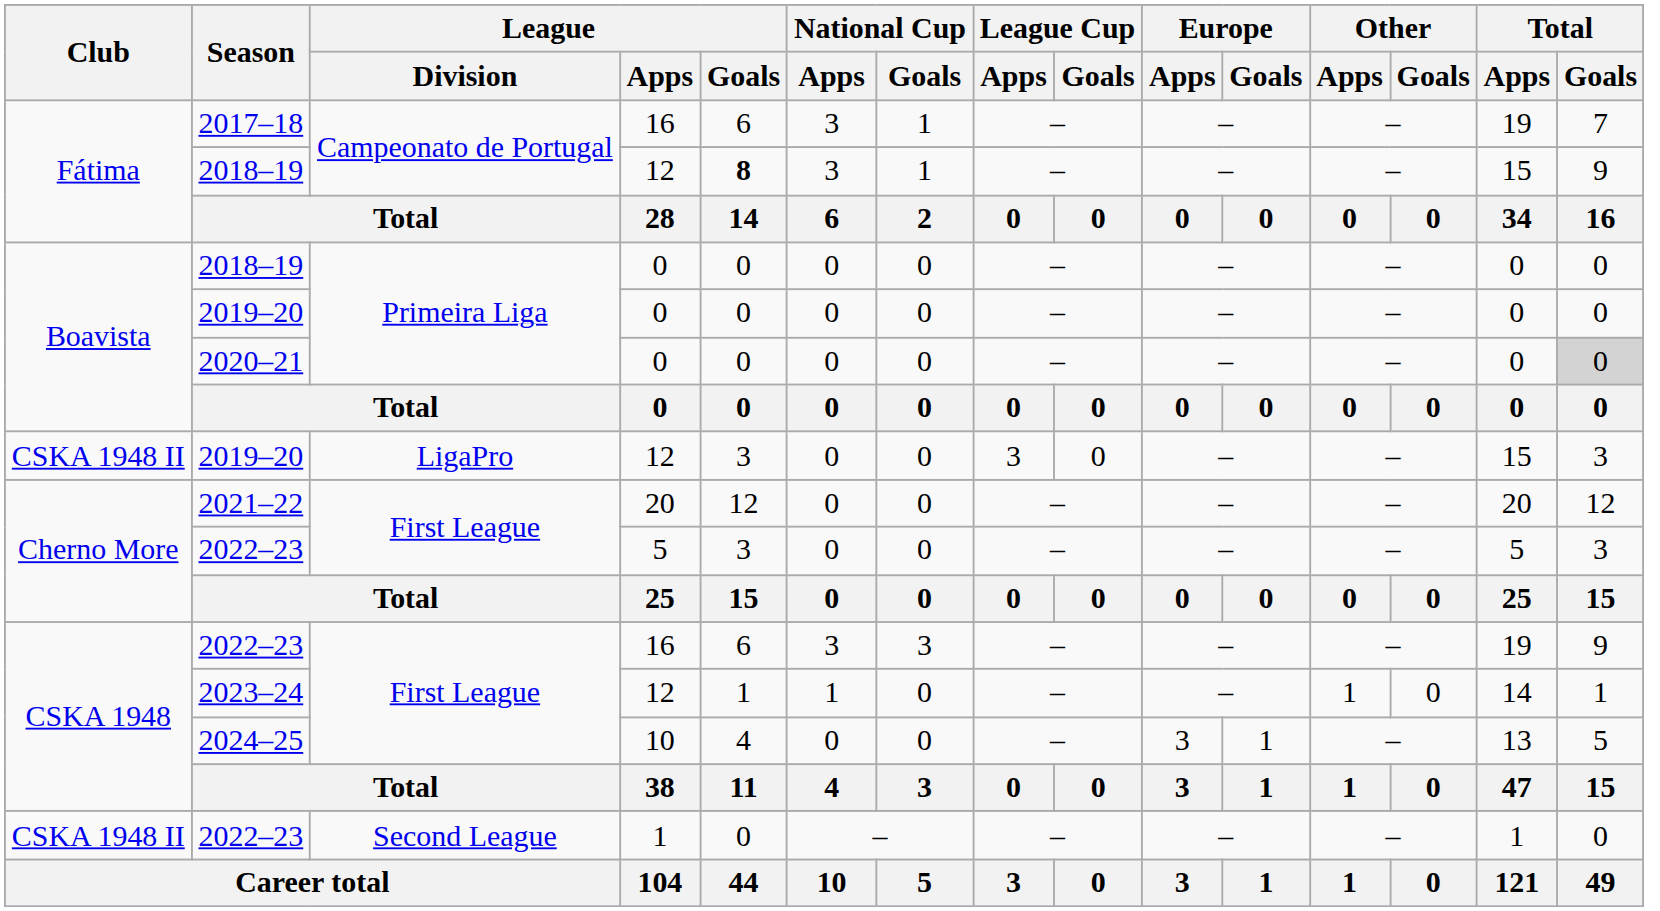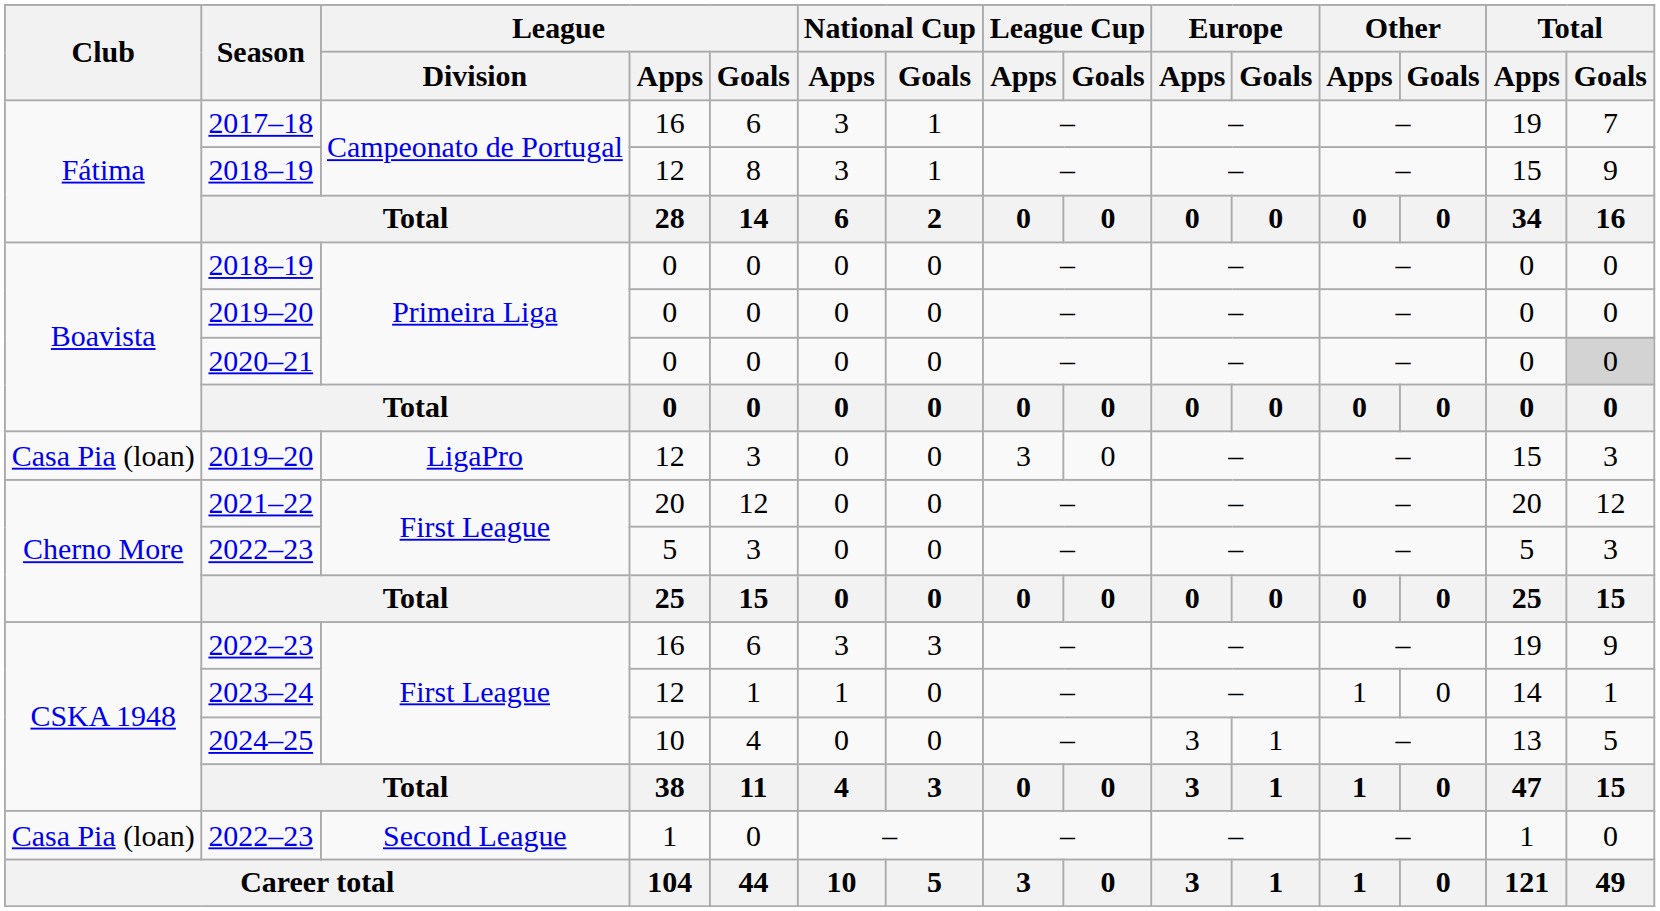(744, 170) bold -> (753, 170) normal
(98, 455) CSKA 1948 II -> (103, 455) Casa Pia (loan)
(98, 834) CSKA 1948 II -> (103, 834) Casa Pia (loan)
